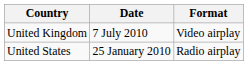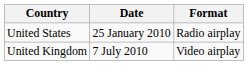rows swapped: (39, 51) <-> (47, 32)
